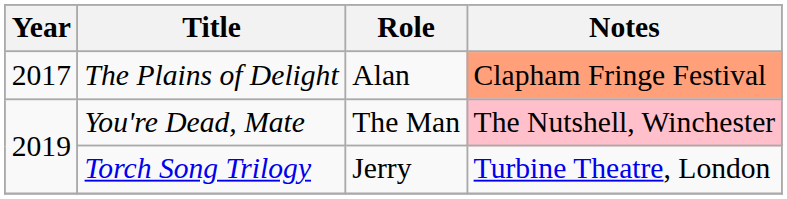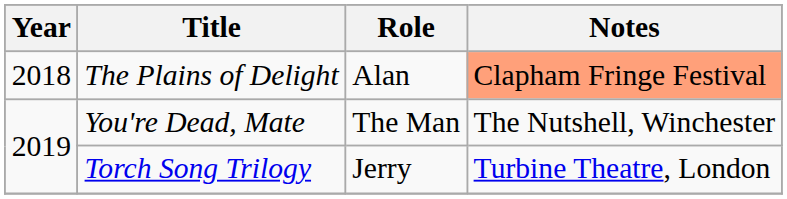(41, 74) 2017 -> (41, 74) 2018
(624, 121) pink background -> (624, 121) no background
